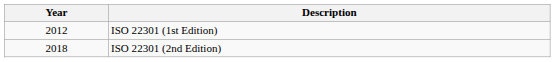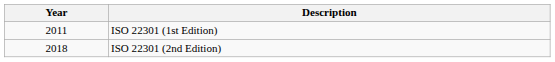(56, 30) 2012 -> (56, 30) 2011
